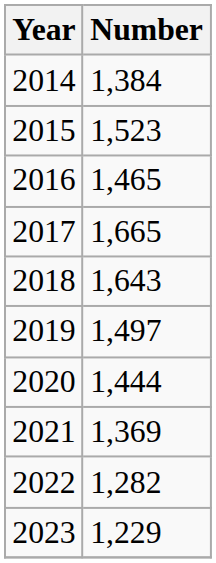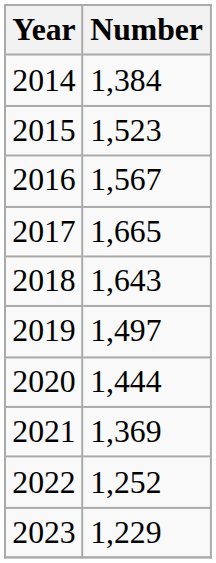(126, 180) 1,465 -> (126, 180) 1,567
(126, 481) 1,282 -> (126, 481) 1,252
